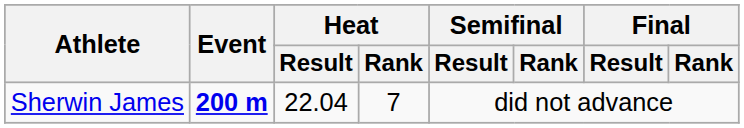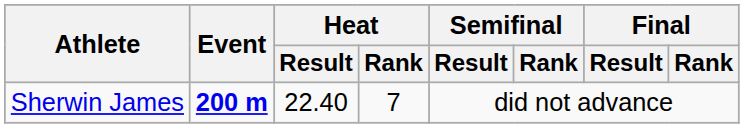(316, 103) 22.04 -> (316, 103) 22.40
